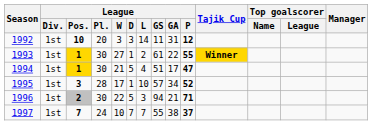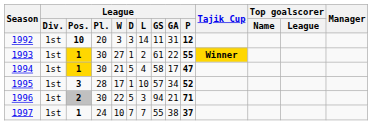(158, 69) 51 -> (158, 69) 58
(79, 112) 7 -> (79, 112) 1
